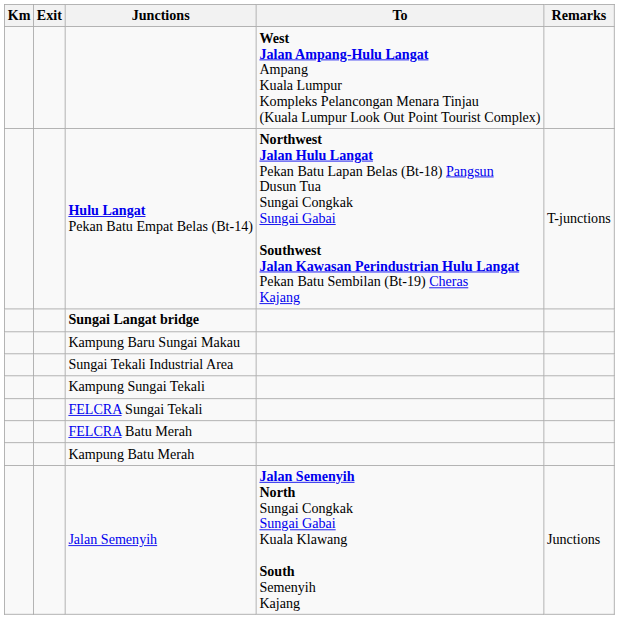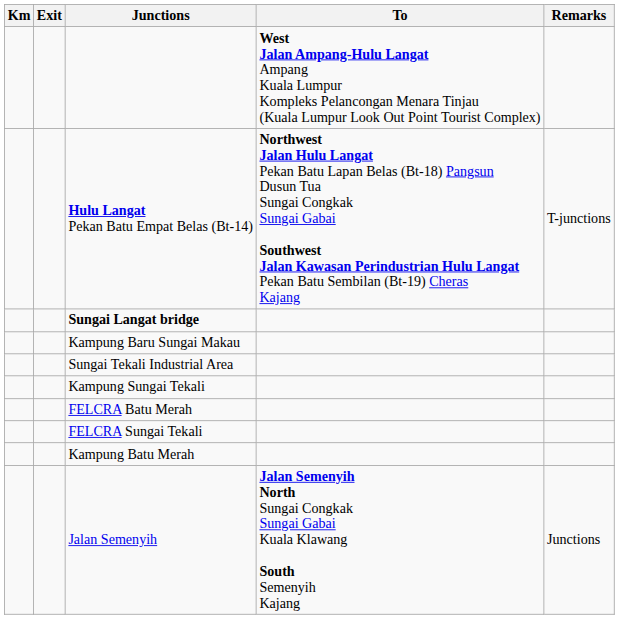rows swapped: (135, 409) <-> (130, 431)
